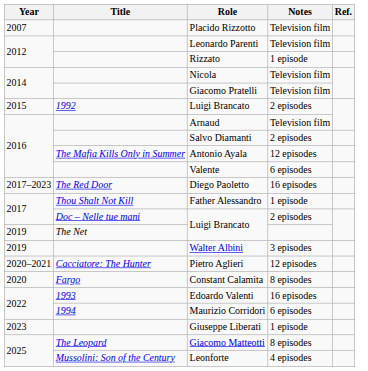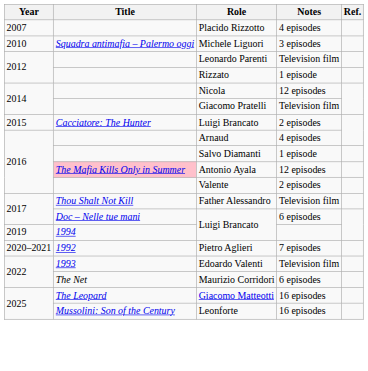(300, 28) Television film -> (300, 28) 4 episodes
+ row: (17, 43)
(300, 75) Television film -> (302, 91) 12 episodes
(66, 106) 1992 -> (103, 122) Cacciatore: The Hunter
(300, 122) Television film -> (300, 138) 4 episodes
(291, 138) 2 episodes -> (298, 153) 1 episode
(120, 153) no background -> (120, 169) pink background
(291, 169) 6 episodes -> (300, 185) 2 episodes
- row: (29, 185)
(289, 201) 1 episode -> (309, 201) Television film
(291, 216) 2 episodes -> (300, 216) 6 episodes
(71, 232) The Net -> (66, 232) 1994
- row: (17, 248)
(103, 264) Cacciatore: The Hunter -> (66, 248) 1992
(293, 264) 12 episodes -> (300, 248) 7 episodes
- row: (17, 279)
(293, 295) 16 episodes -> (309, 264) Television film
(66, 311) 1994 -> (71, 279) The Net
- row: (17, 327)
(291, 342) 8 episodes -> (302, 295) 16 episodes
(291, 358) 4 episodes -> (302, 311) 16 episodes
